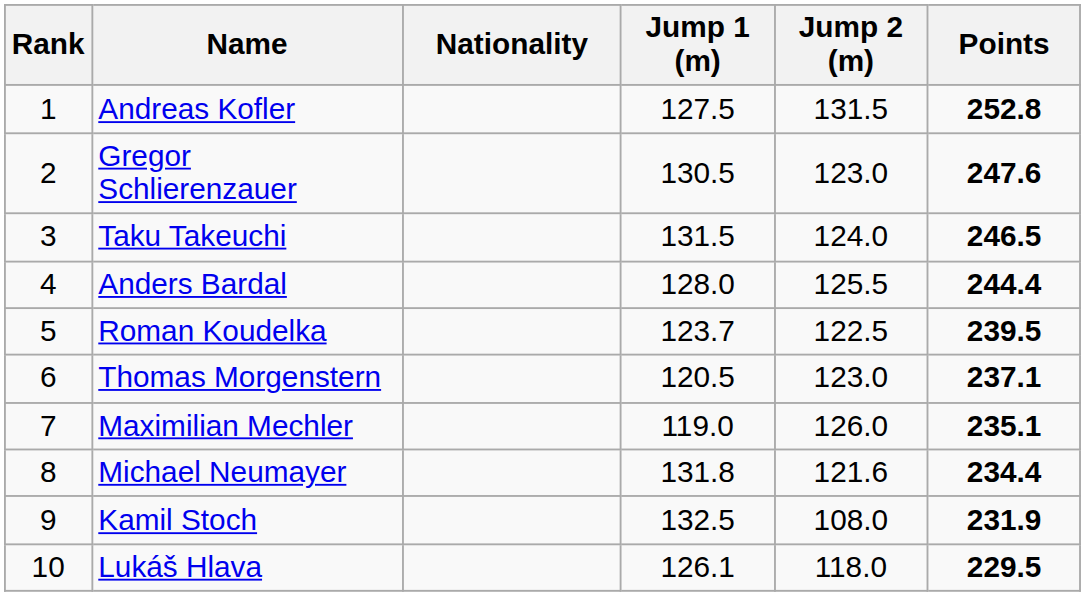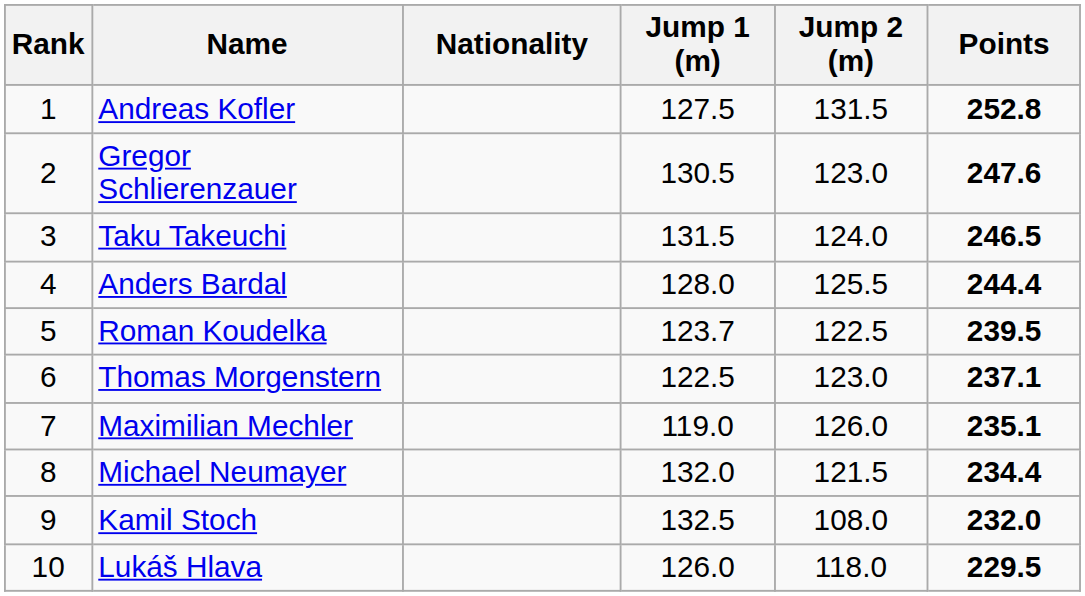(698, 378) 120.5 -> (698, 378) 122.5
(698, 472) 131.8 -> (698, 472) 132.0
(851, 472) 121.6 -> (851, 472) 121.5
(1004, 519) 231.9 -> (1004, 519) 232.0
(698, 567) 126.1 -> (698, 567) 126.0
